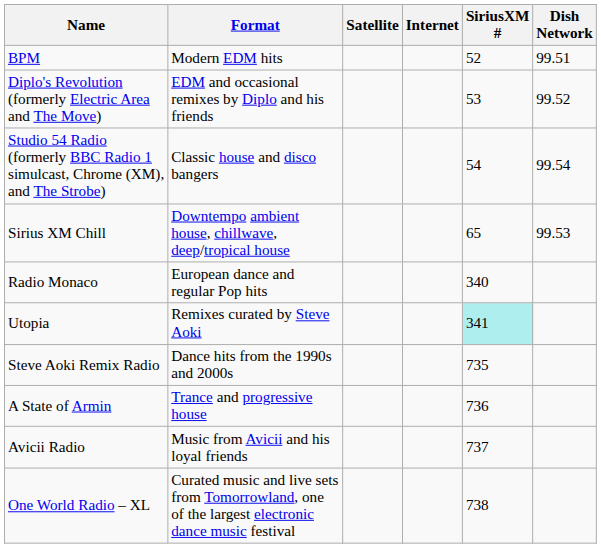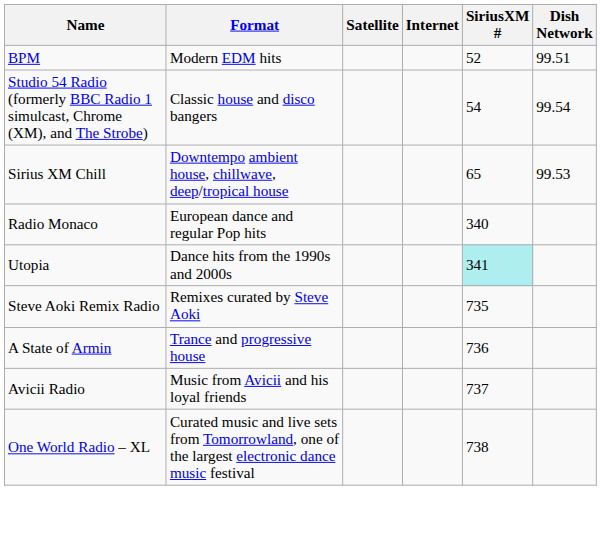- row: (79, 98)
(250, 323) Remixes curated by Steve Aoki -> (250, 265) Dance hits from the 1990s and 2000s
(251, 364) Dance hits from the 1990s and 2000s -> (249, 306) Remixes curated by Steve Aoki
